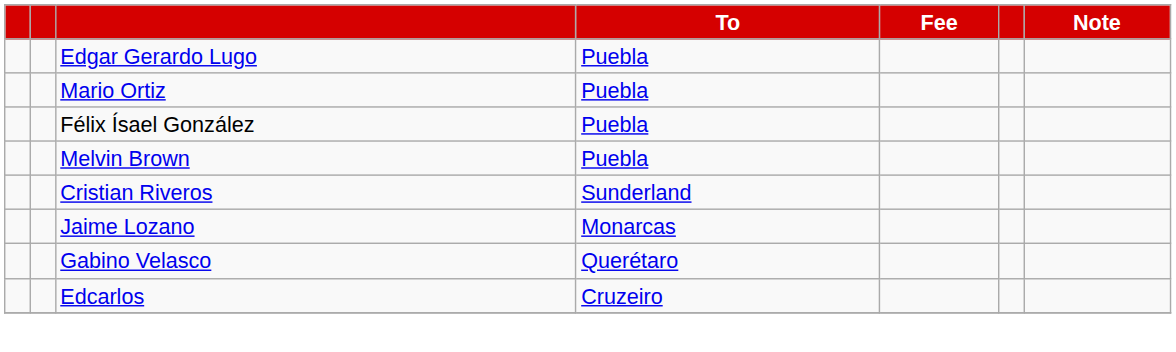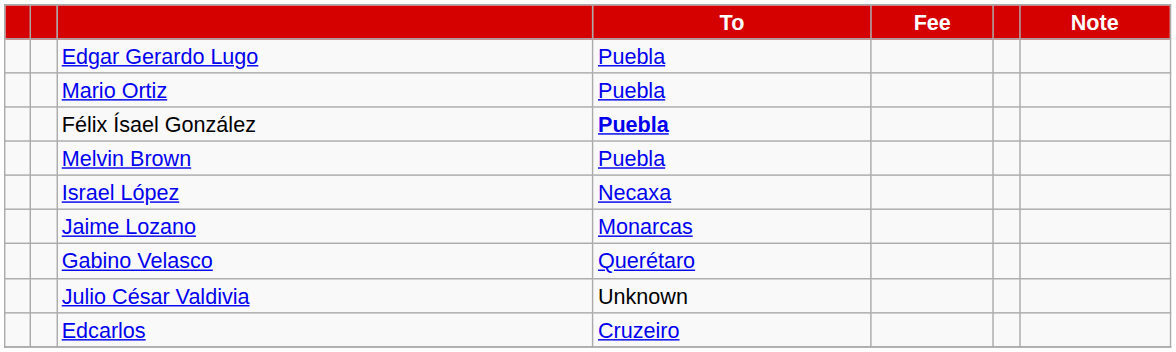(615, 124) normal -> (633, 124) bold
- row: (136, 193)
+ row: (120, 193)
+ row: (156, 295)
